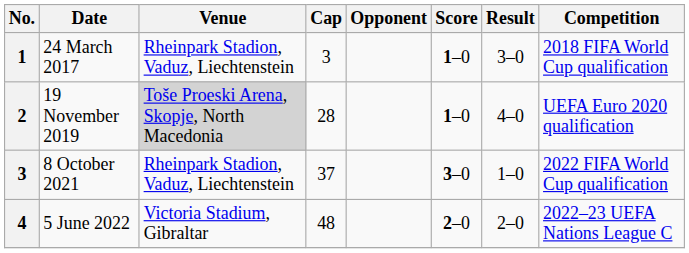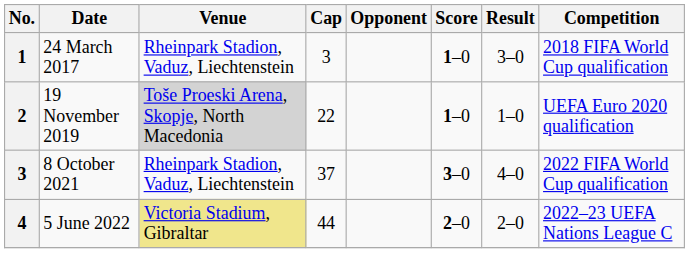(326, 115) 28 -> (326, 115) 22
(510, 115) 4–0 -> (510, 115) 1–0
(510, 174) 1–0 -> (510, 174) 4–0
(207, 223) no background -> (207, 223) khaki background
(326, 223) 48 -> (326, 223) 44
